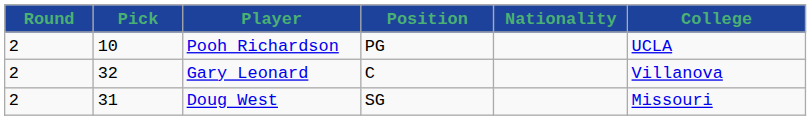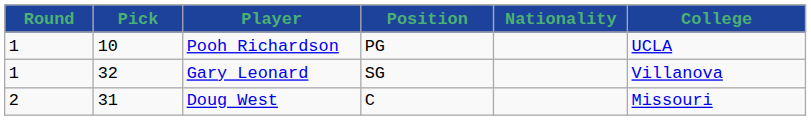(14, 46) 2 -> (14, 46) 1
(14, 74) 2 -> (14, 74) 1
(370, 74) C -> (375, 74) SG
(375, 101) SG -> (370, 101) C
